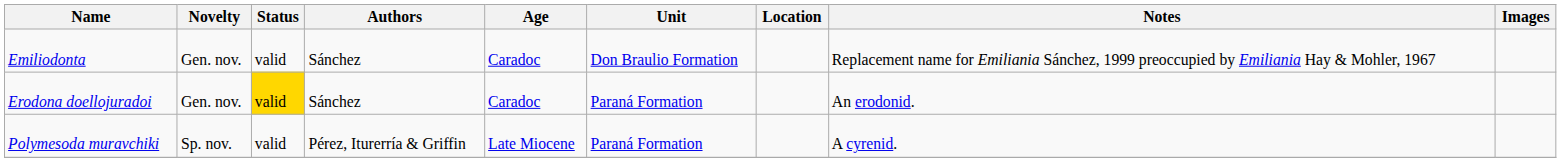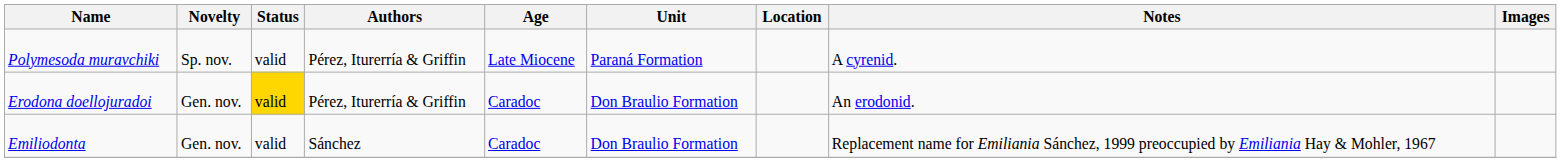rows swapped: (47, 59) <-> (84, 144)
(335, 101) Sánchez -> (387, 101) Pérez, Iturerría & Griffin
(647, 101) Paraná Formation -> (664, 101) Don Braulio Formation
